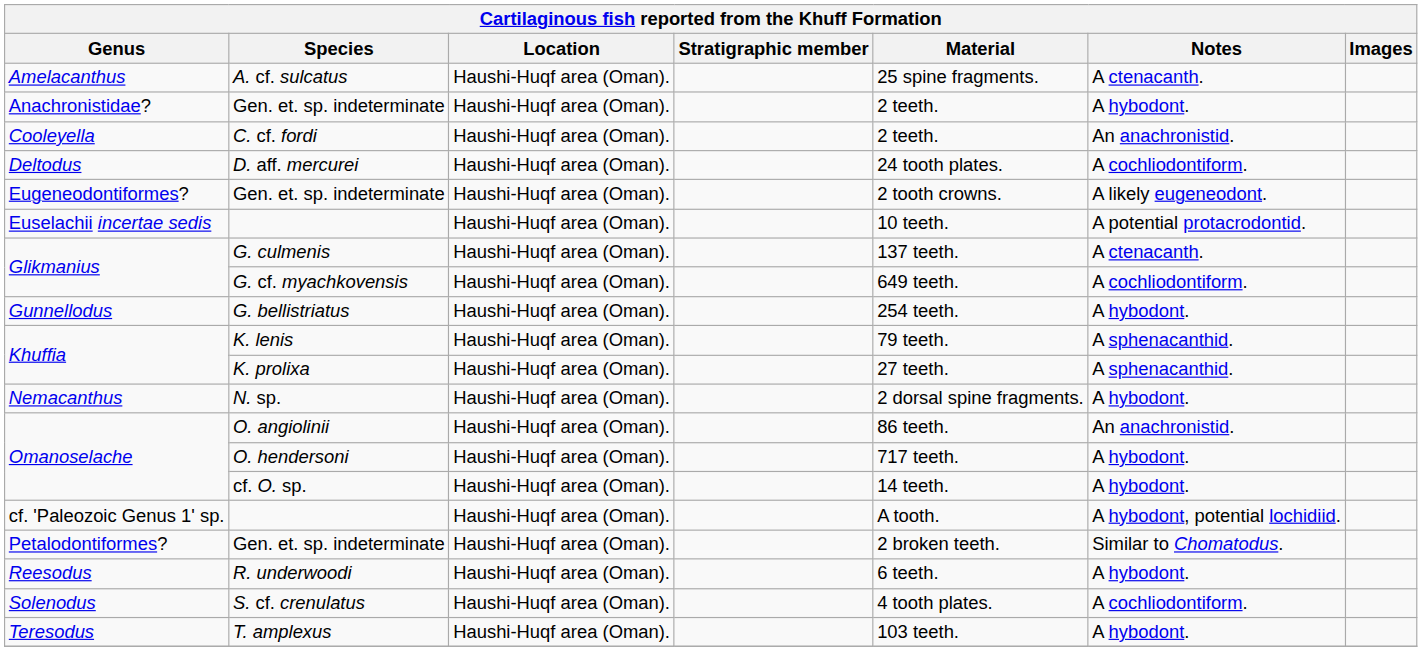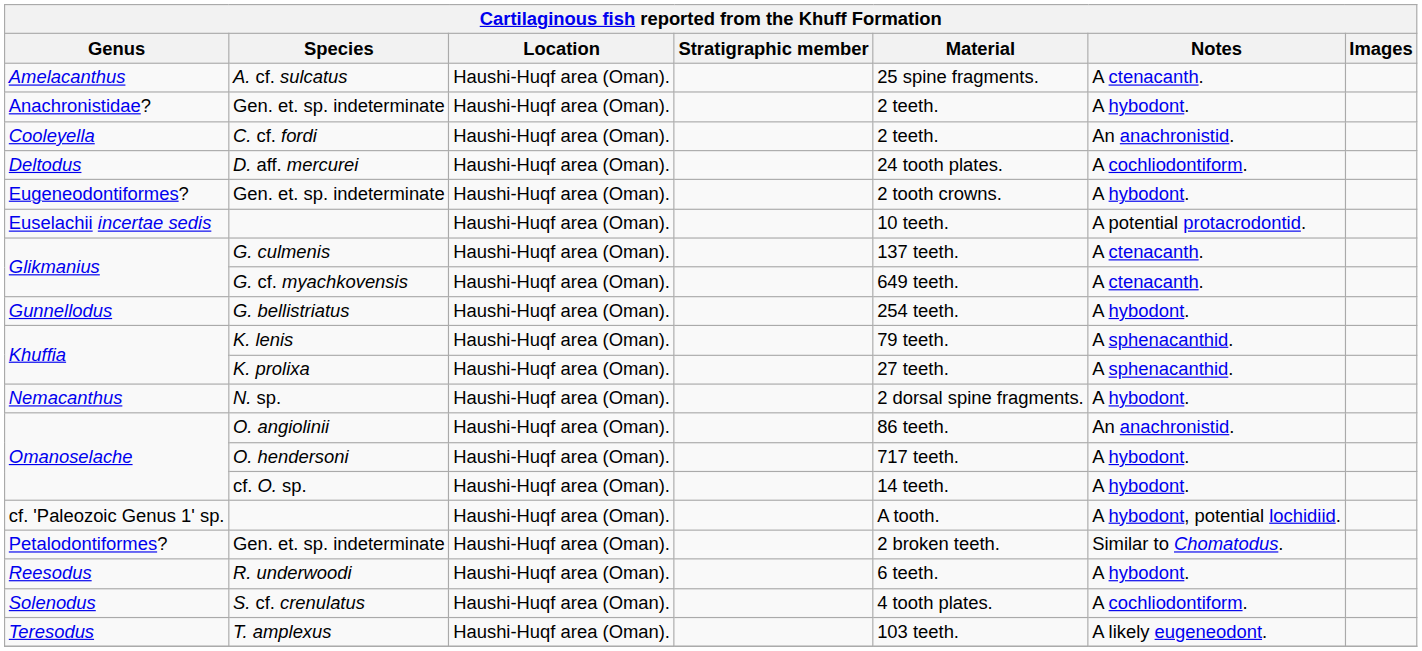(1180, 194) A likely eugeneodont. -> (1141, 194) A hybodont.
(1170, 281) A cochliodontiform. -> (1148, 281) A ctenacanth.
(1141, 631) A hybodont. -> (1180, 631) A likely eugeneodont.
